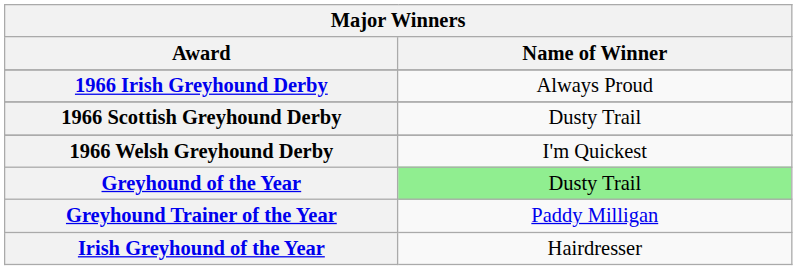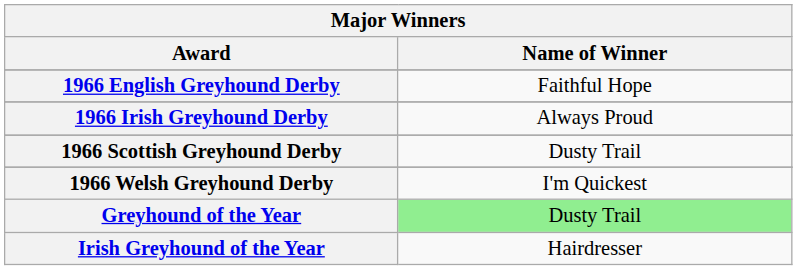+ row: (201, 85)
- row: (201, 215)
